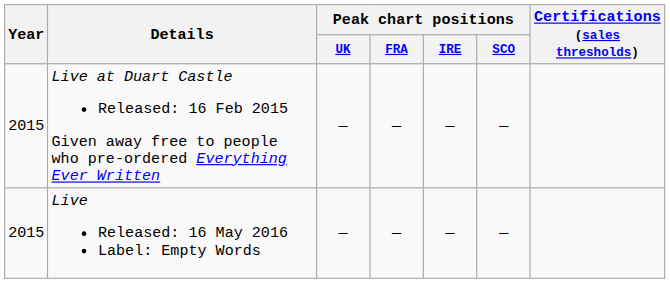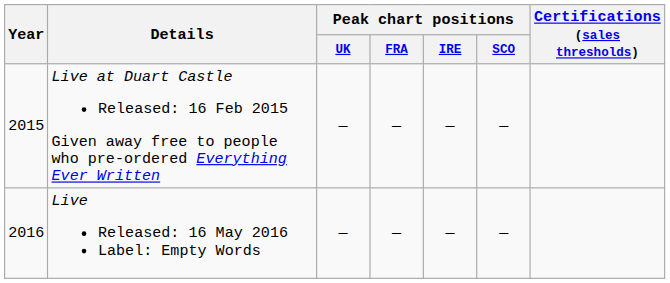(26, 233) 2015 -> (26, 233) 2016
